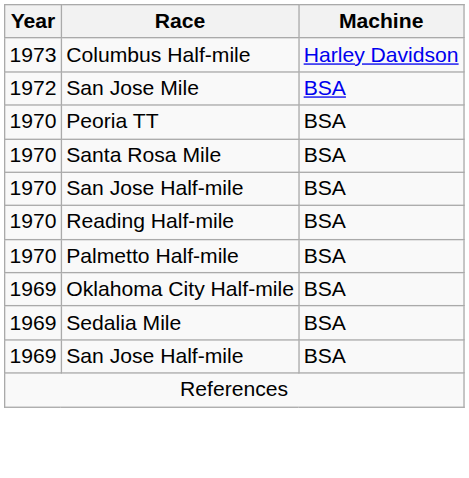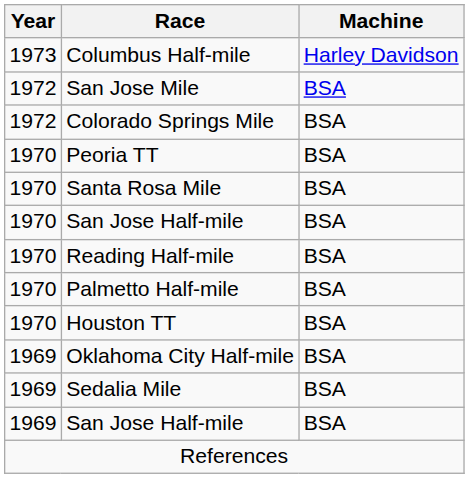+ row: (33, 121)
+ row: (33, 322)
